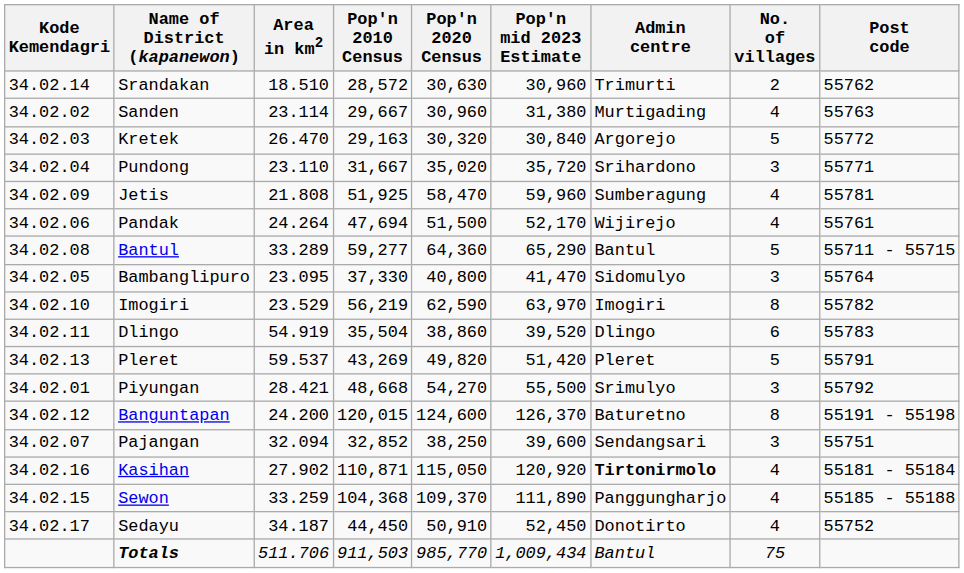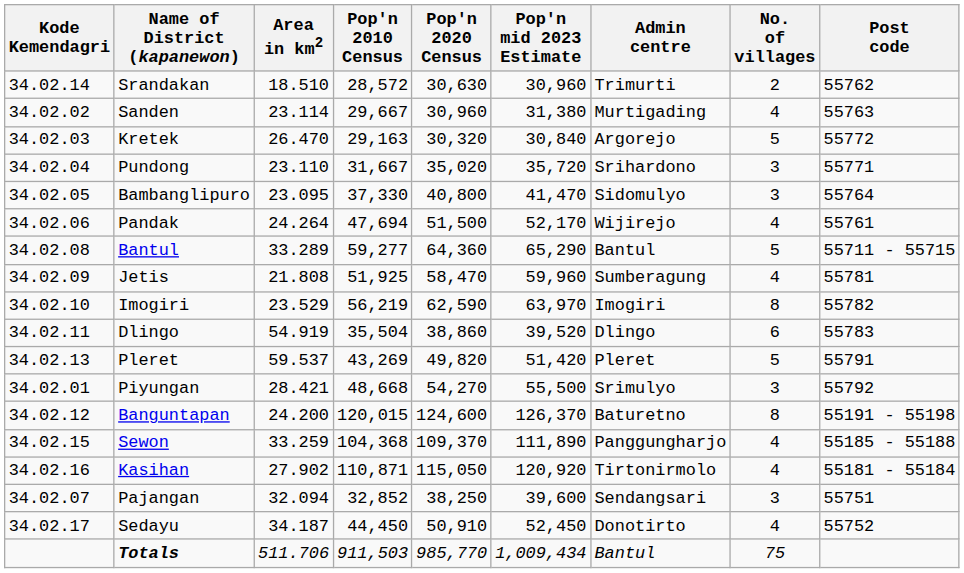rows swapped: (184, 278) <-> (143, 195)
rows swapped: (143, 498) <-> (159, 443)
(655, 471) bold -> (655, 471) normal
